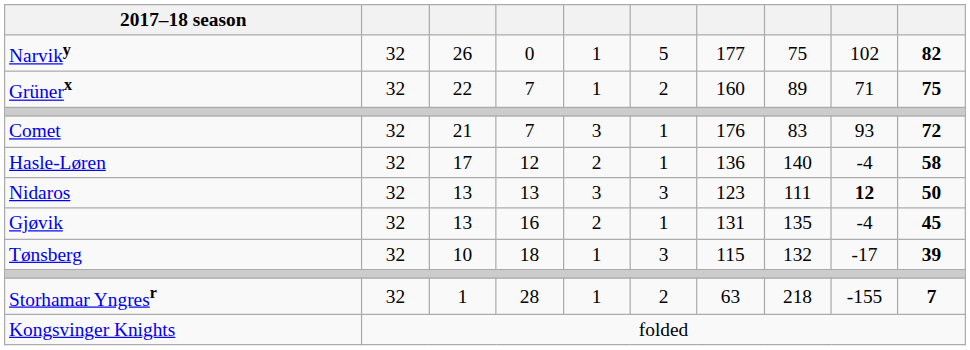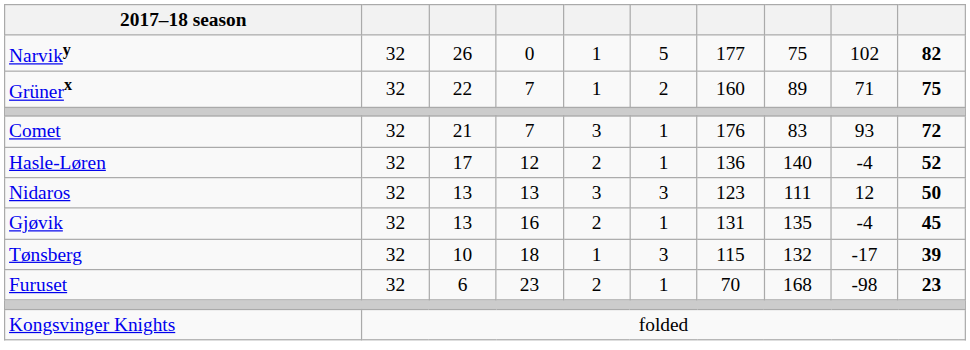(932, 162) 58 -> (932, 162) 52
(865, 192) bold -> (865, 192) normal
+ row: (38, 284)
- row: (83, 296)
